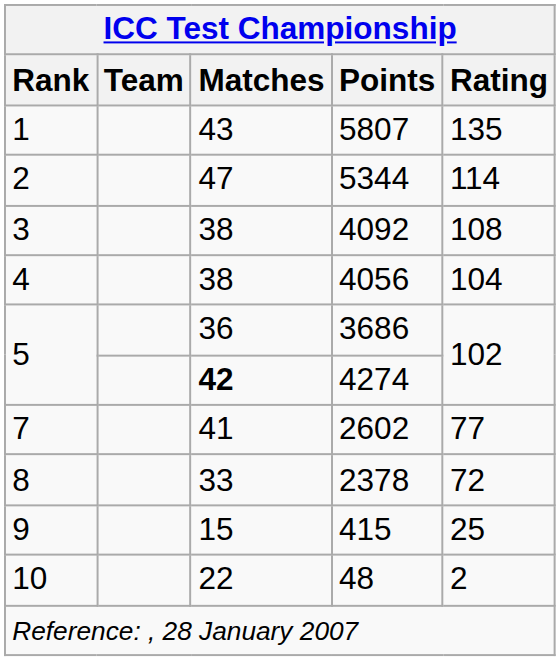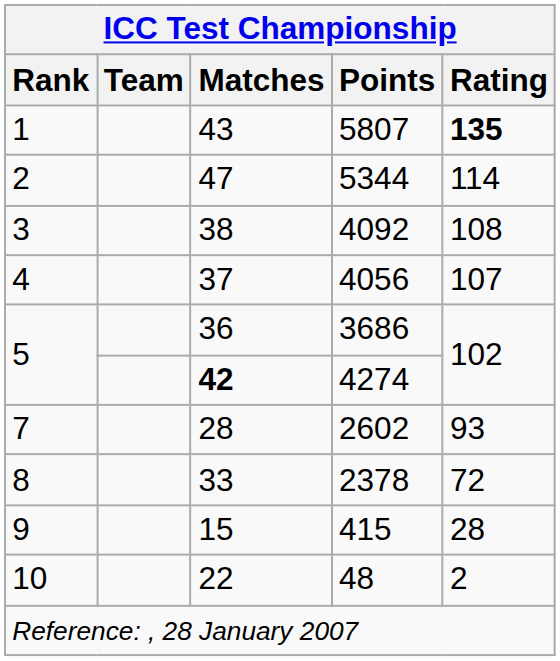(476, 129) normal -> (476, 129) bold
(216, 279) 38 -> (216, 279) 37
(476, 279) 104 -> (476, 279) 107
(216, 429) 41 -> (216, 429) 28
(467, 429) 77 -> (467, 429) 93
(467, 529) 25 -> (467, 529) 28
